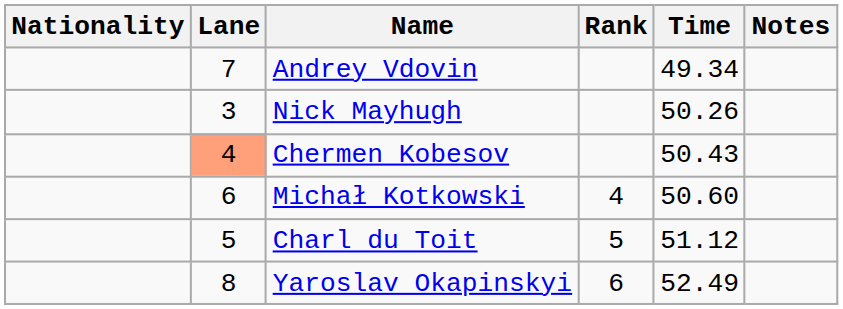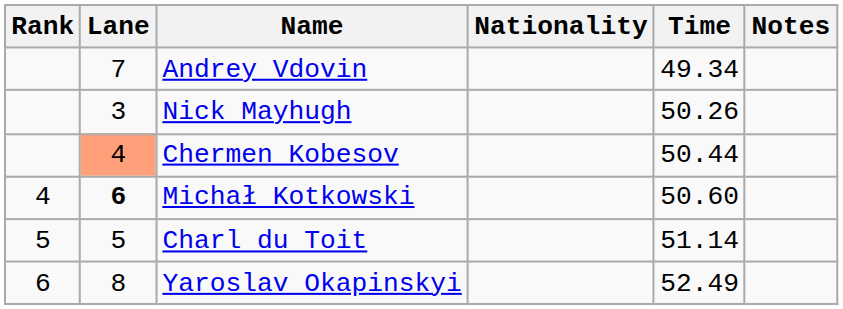columns swapped: (616, 26) <-> (98, 26)
(700, 155) 50.43 -> (700, 155) 50.44
(229, 198) normal -> (118, 198) bold
(700, 240) 51.12 -> (700, 240) 51.14
